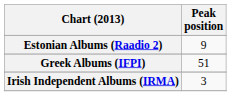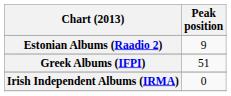(204, 81) 3 -> (204, 81) 0
